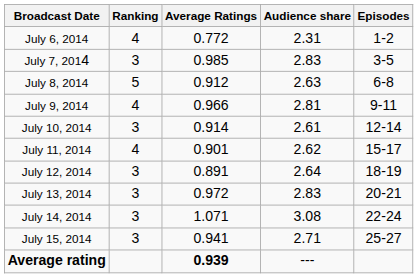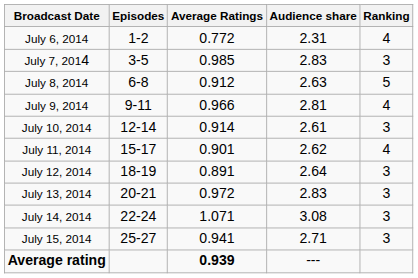columns swapped: (384, 16) <-> (135, 16)
